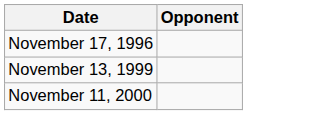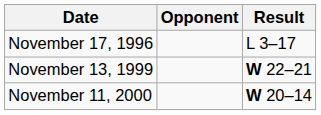+ column: (279, 17)
